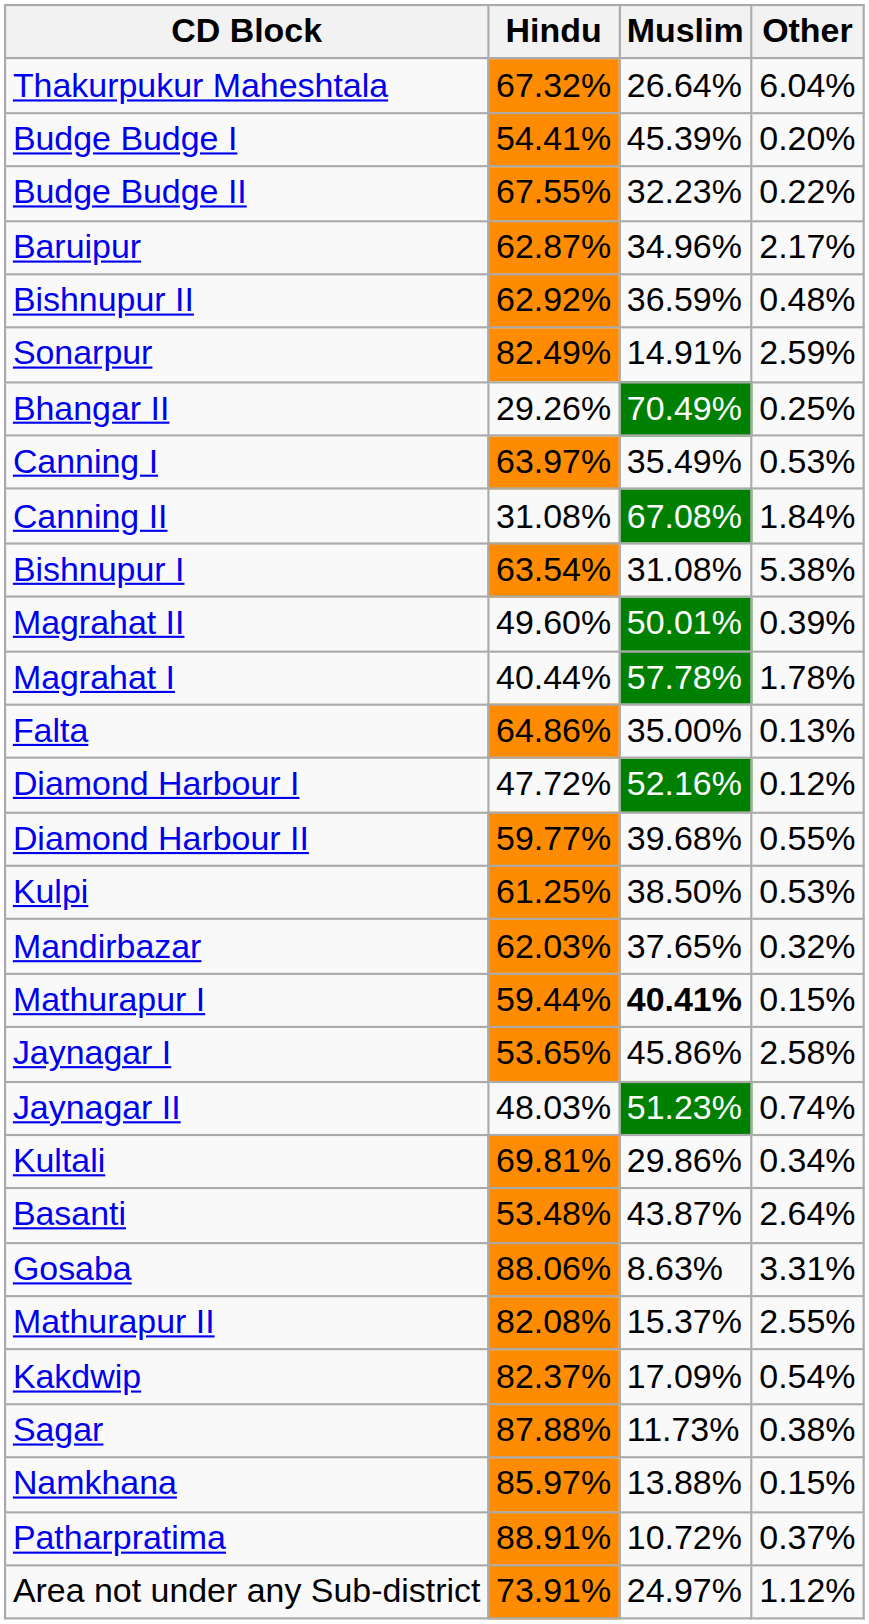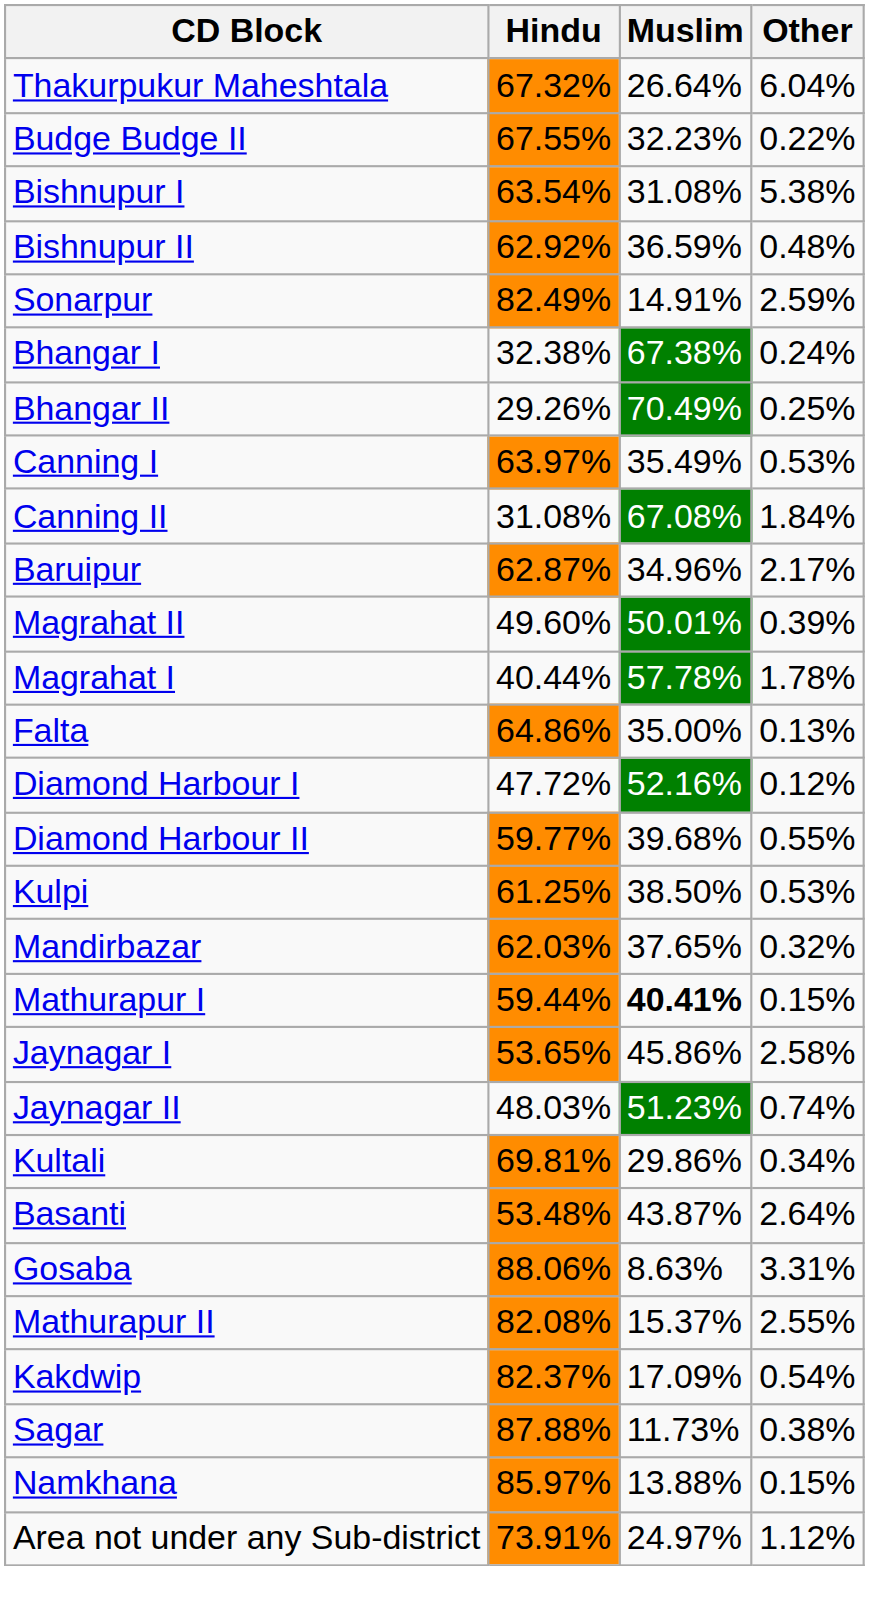- row: (125, 138)
rows swapped: (99, 569) <-> (77, 246)
+ row: (86, 354)
- row: (119, 1537)
